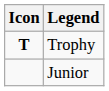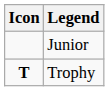rows swapped: (68, 71) <-> (71, 44)
